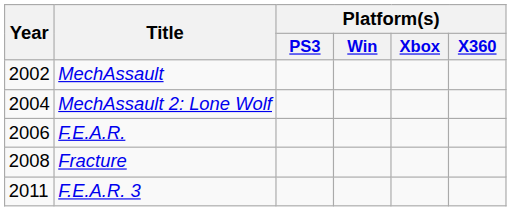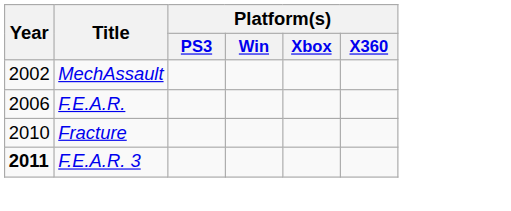- row: (165, 103)
(29, 161) 2008 -> (29, 132) 2010
(29, 191) normal -> (29, 161) bold
